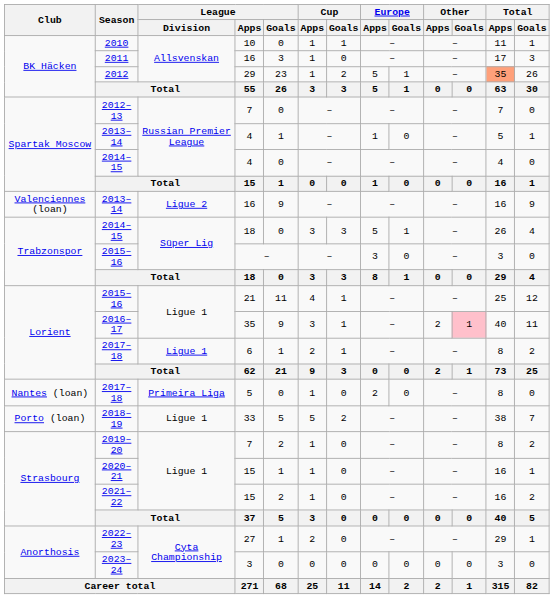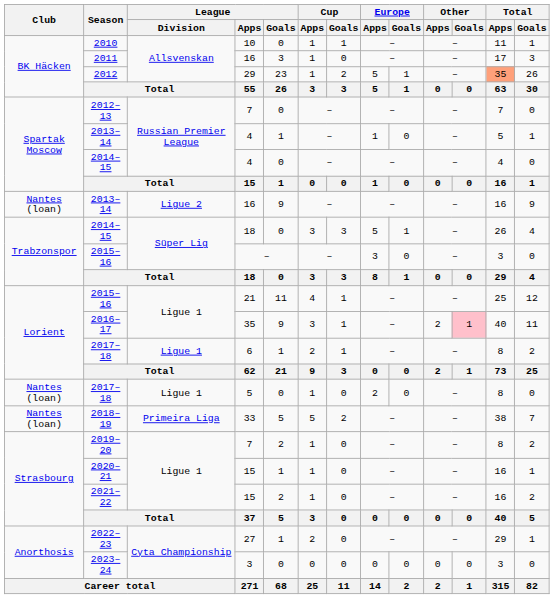(50, 205) Valenciennes (loan) -> (44, 205) Nantes (loan)
(187, 393) Primeira Liga -> (181, 393) Ligue 1
(50, 419) Porto (loan) -> (44, 419) Nantes (loan)
(187, 419) Ligue 1 -> (181, 419) Primeira Liga
